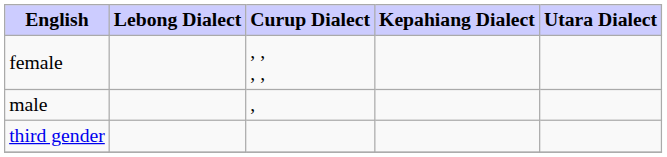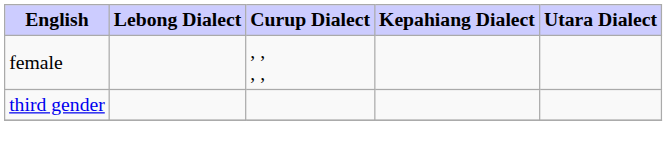- row: (28, 104)
